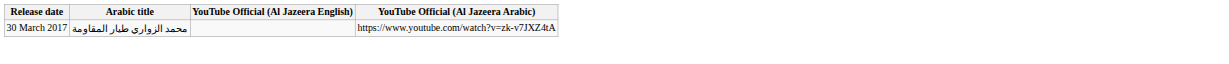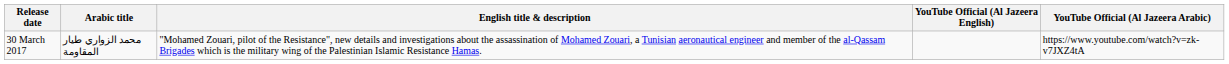+ column: (535, 17)
